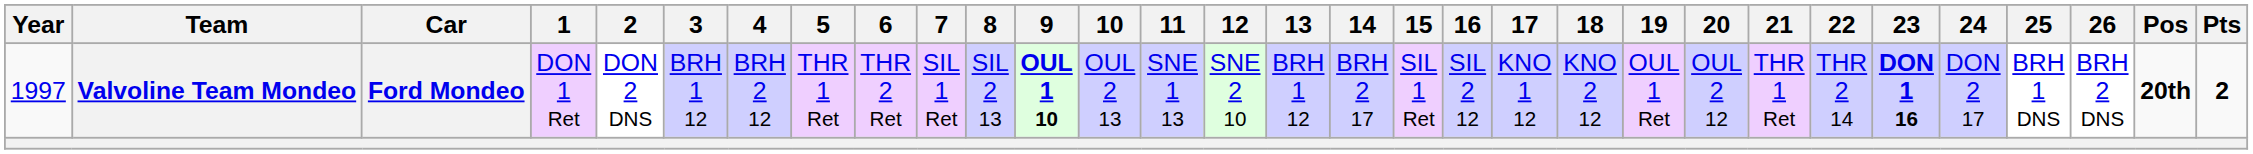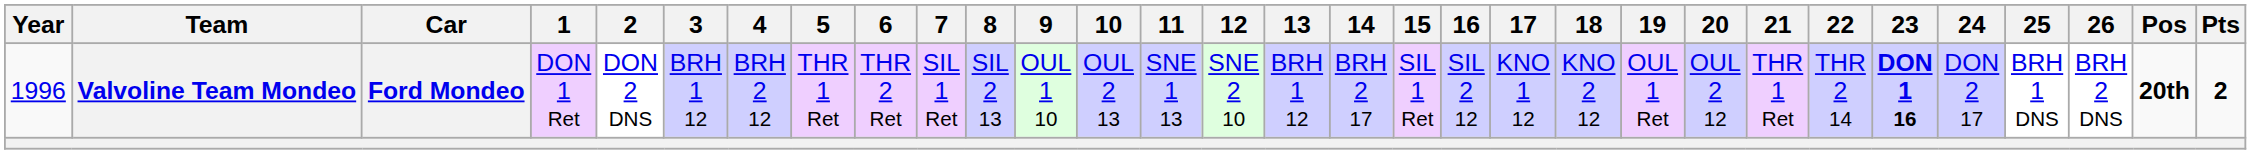(38, 90) 1997 -> (38, 90) 1996
(1047, 90) bold -> (1046, 89) normal
